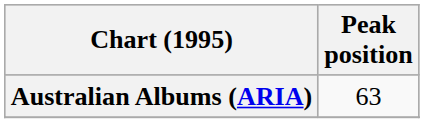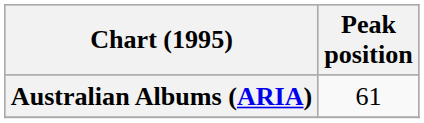(368, 95) 63 -> (368, 95) 61
